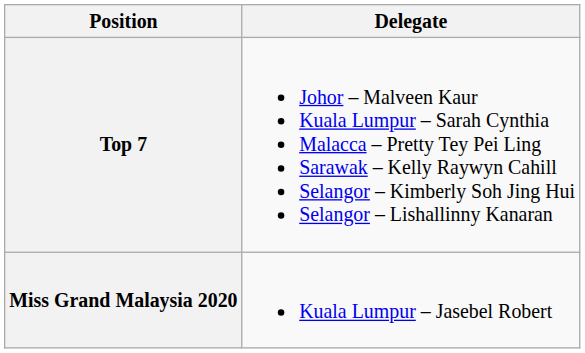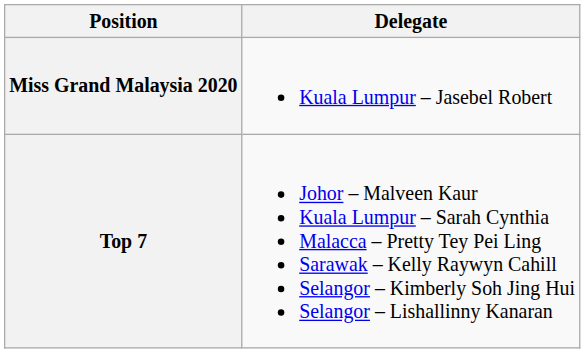rows swapped: (123, 299) <-> (123, 144)
